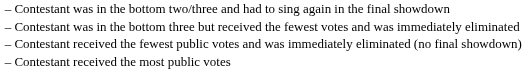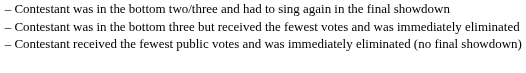- row: (123, 62)
